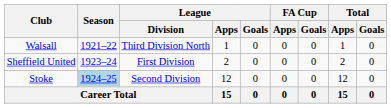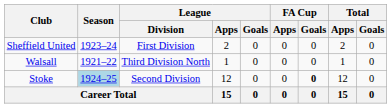rows swapped: (41, 45) <-> (41, 62)
(314, 78) normal -> (314, 78) bold
